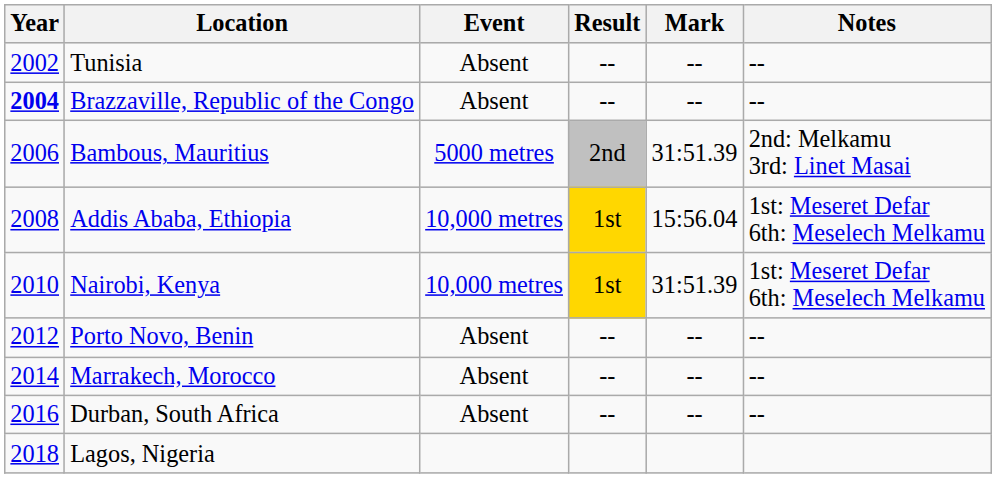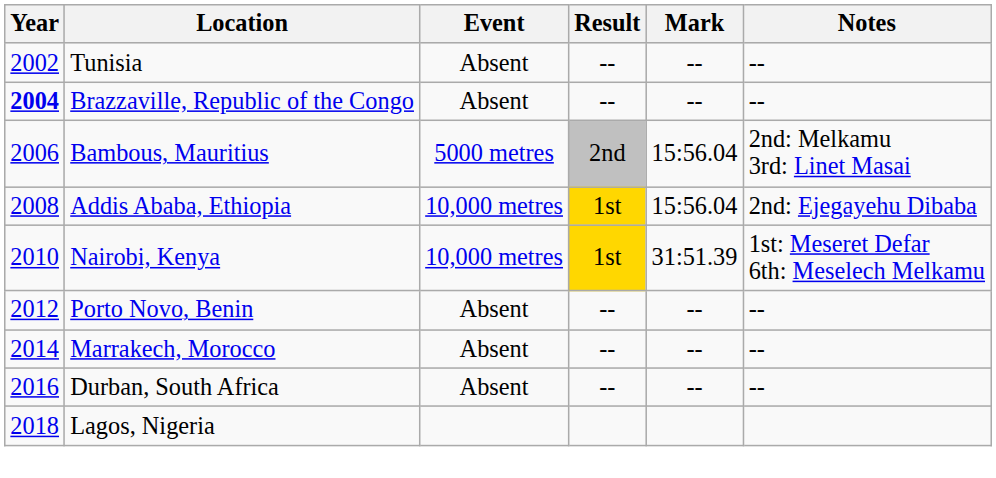(695, 153) 31:51.39 -> (695, 153) 15:56.04
(867, 219) 1st: Meseret Defar 6th: Meselech Melkamu -> (863, 205) 2nd: Ejegayehu Dibaba
